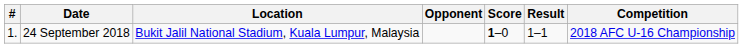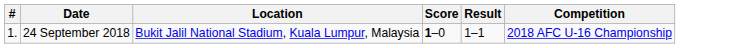- column: (454, 14)
